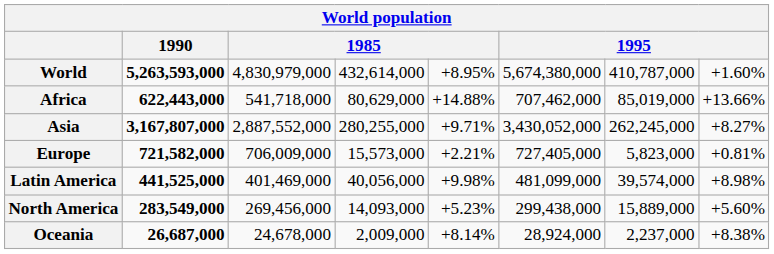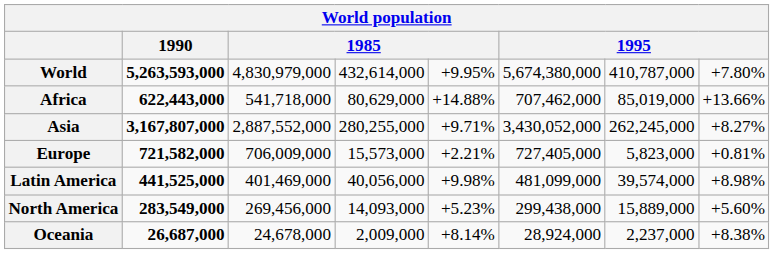(468, 72) +8.95% -> (468, 72) +9.95%
(738, 72) +1.60% -> (738, 72) +7.80%
